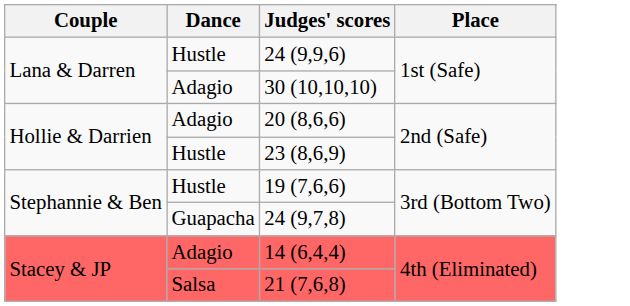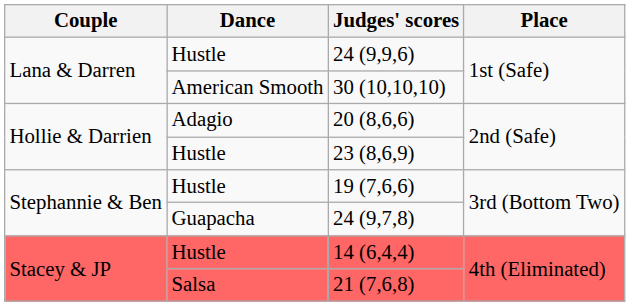(202, 86) Adagio -> (248, 86) American Smooth
(202, 251) Adagio -> (199, 251) Hustle
